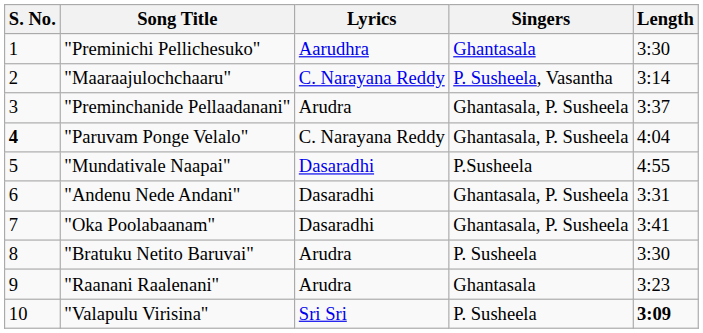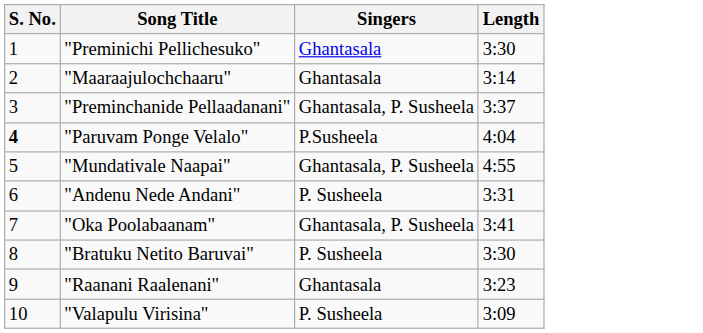- column: (372, 19)
(533, 78) P. Susheela, Vasantha -> (340, 78) Ghantasala
(541, 136) Ghantasala, P. Susheela -> (338, 136) P.Susheela
(493, 166) P.Susheela -> (386, 166) Ghantasala, P. Susheela
(541, 195) Ghantasala, P. Susheela -> (341, 195) P. Susheela
(654, 313) bold -> (499, 313) normal
